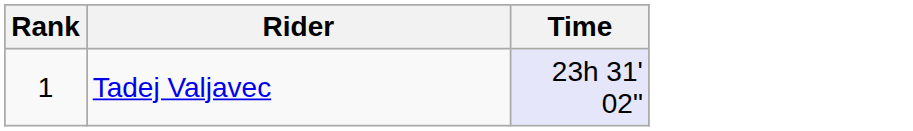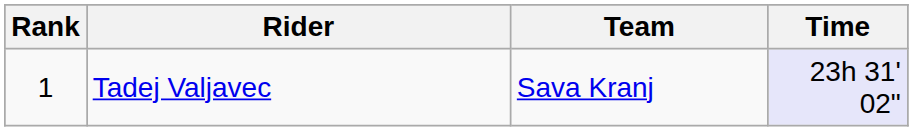+ column: (639, 26)
